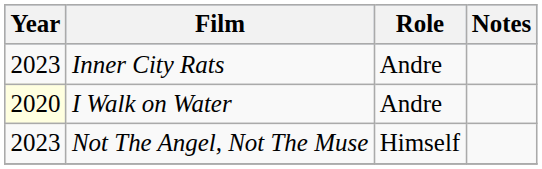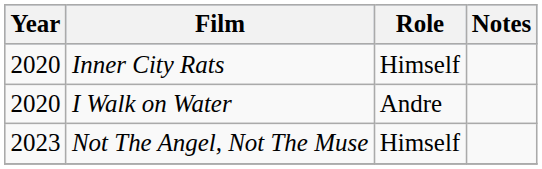(35, 63) 2023 -> (35, 63) 2020
(411, 63) Andre -> (420, 63) Himself
(35, 103) lightyellow background -> (35, 103) no background
